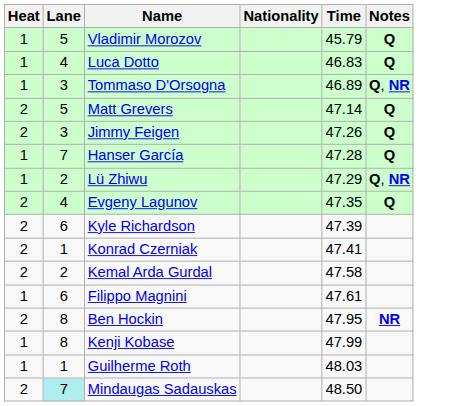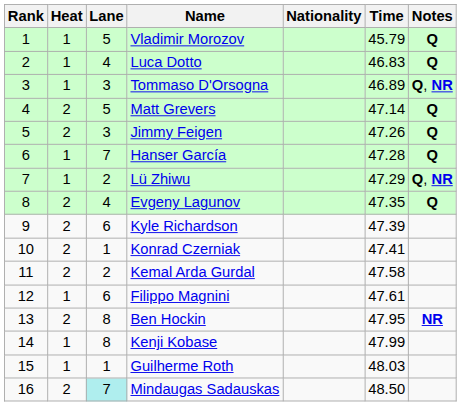+ column: (26, 16)
